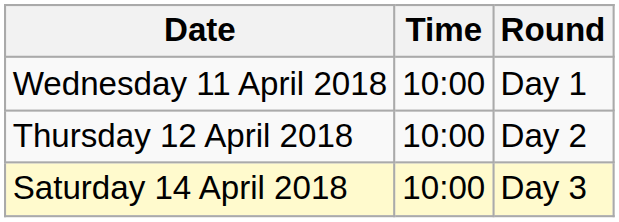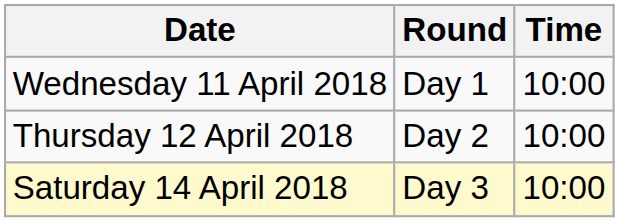columns swapped: (444, 30) <-> (553, 30)
